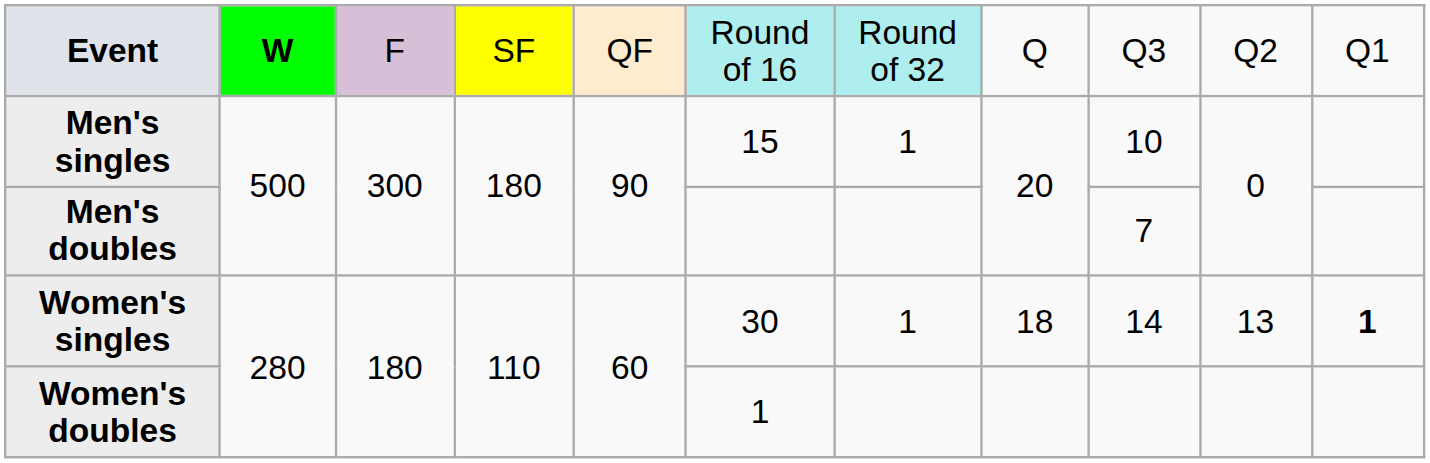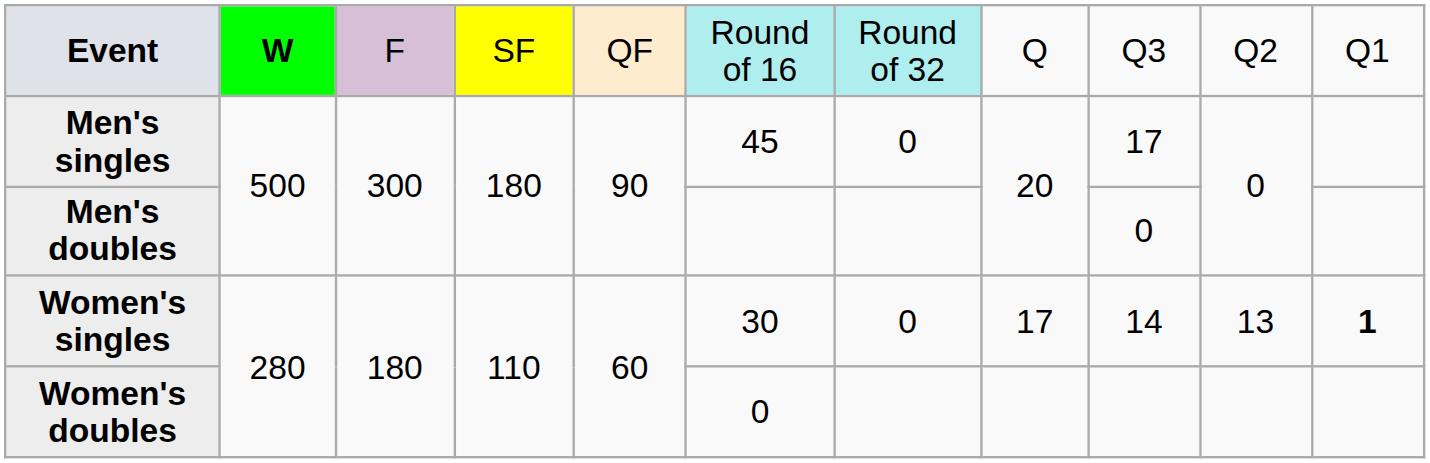(760, 141) 15 -> (760, 141) 45
(908, 141) 1 -> (908, 141) 0
(1144, 141) 10 -> (1144, 141) 17
(1144, 231) 7 -> (1144, 231) 0
(908, 322) 1 -> (908, 322) 0
(1035, 322) 18 -> (1035, 322) 17
(760, 412) 1 -> (760, 412) 0
